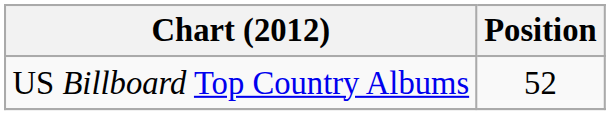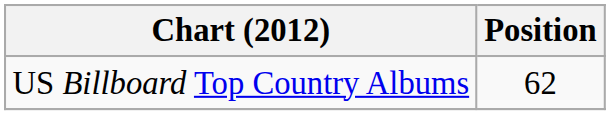(540, 82) 52 -> (540, 82) 62
